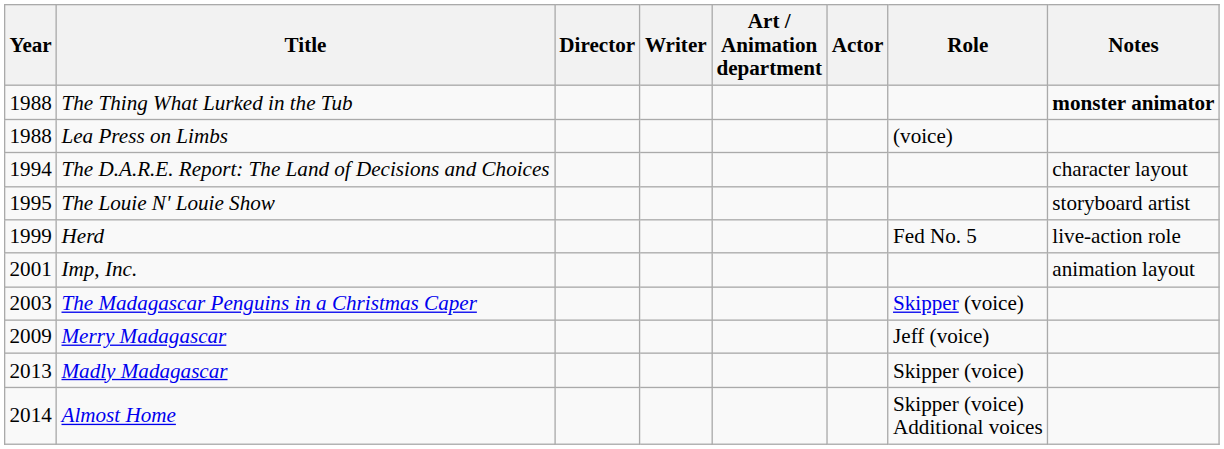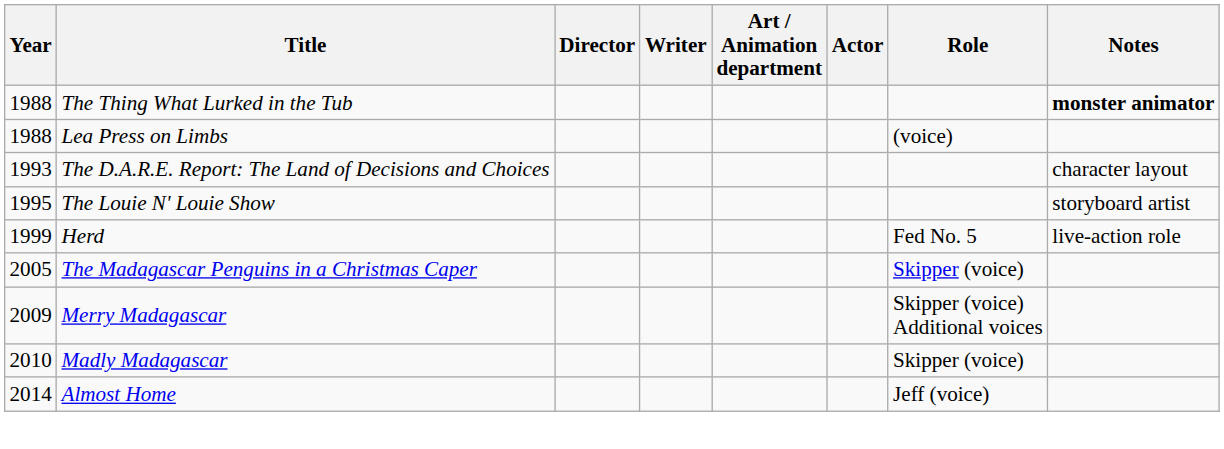(31, 169) 1994 -> (31, 169) 1993
- row: (99, 269)
(31, 303) 2003 -> (31, 269) 2005
(941, 336) Jeff (voice) -> (968, 315) Skipper (voice) Additional voices
(31, 370) 2013 -> (31, 360) 2010
(968, 415) Skipper (voice) Additional voices -> (941, 393) Jeff (voice)
